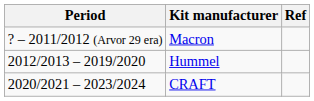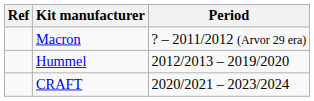columns swapped: (85, 15) <-> (295, 15)
